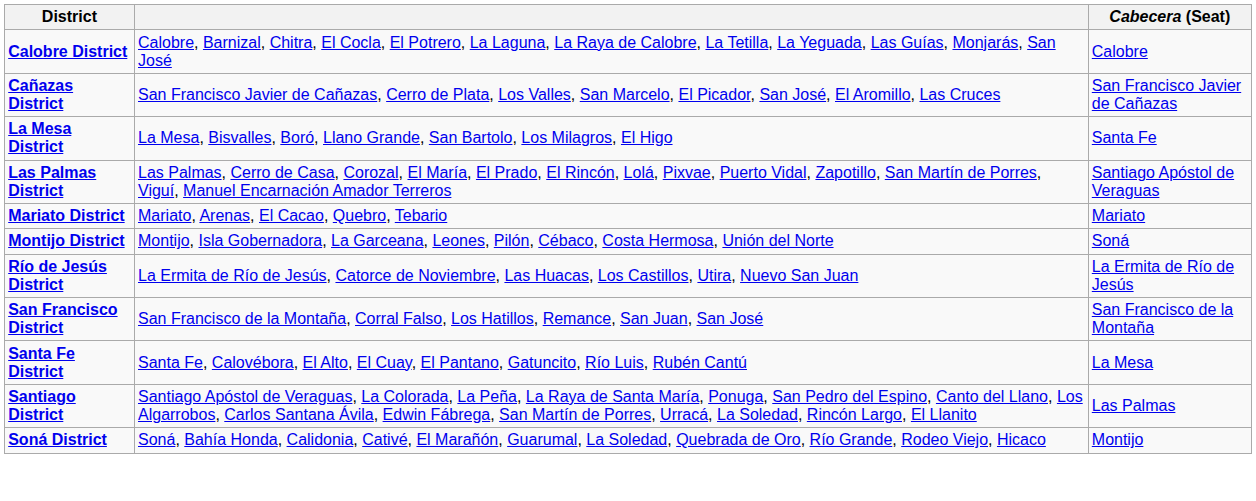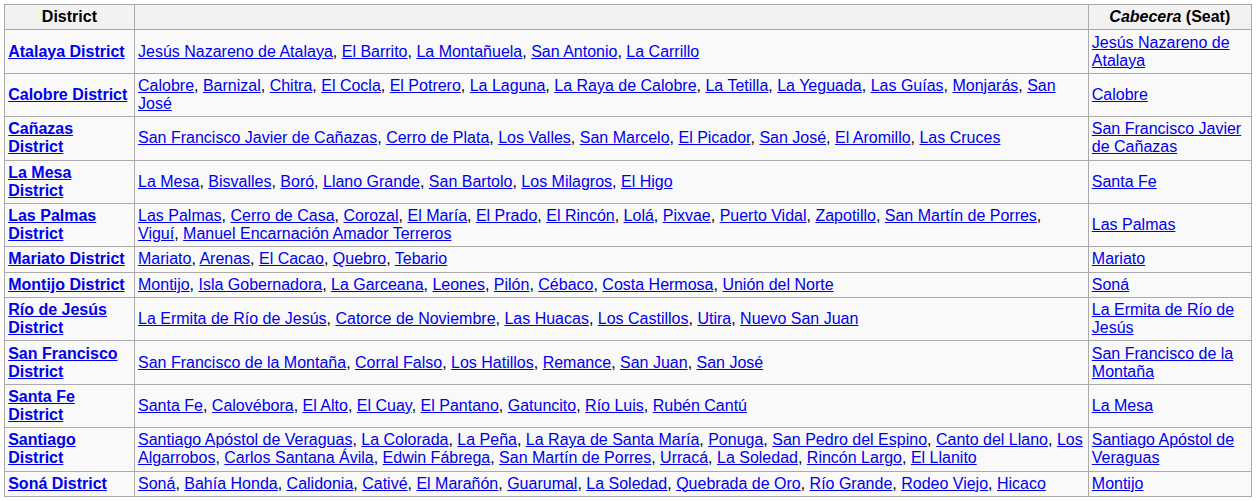+ row: (66, 51)
(1163, 181) Santiago Apóstol de Veraguas -> (1134, 225) Las Palmas
(1134, 405) Las Palmas -> (1163, 449) Santiago Apóstol de Veraguas
